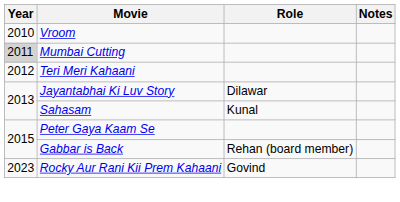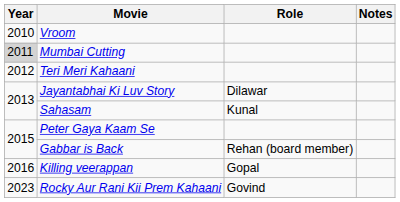+ row: (86, 168)
